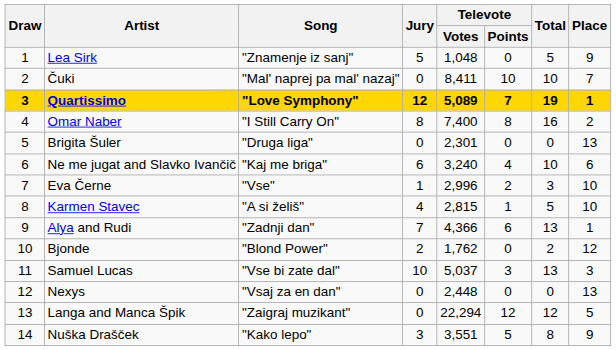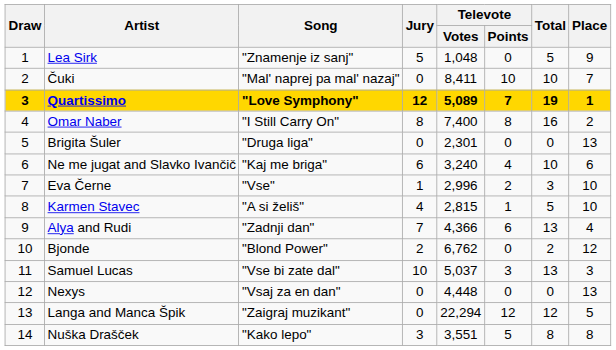(590, 228) 1 -> (590, 228) 4
(461, 249) 1,762 -> (461, 249) 6,762
(461, 292) 2,448 -> (461, 292) 4,448
(590, 334) 9 -> (590, 334) 8
